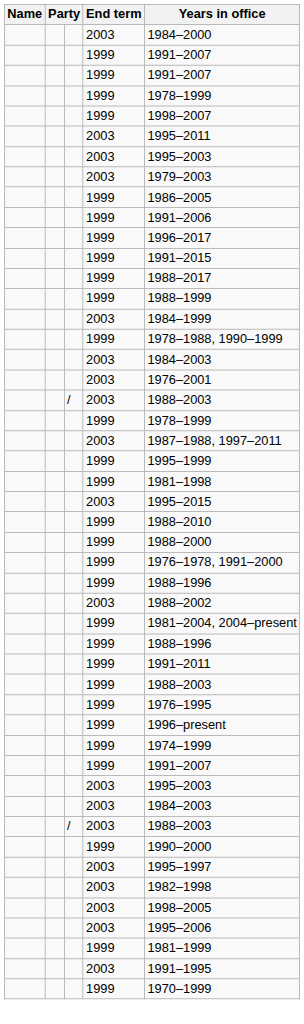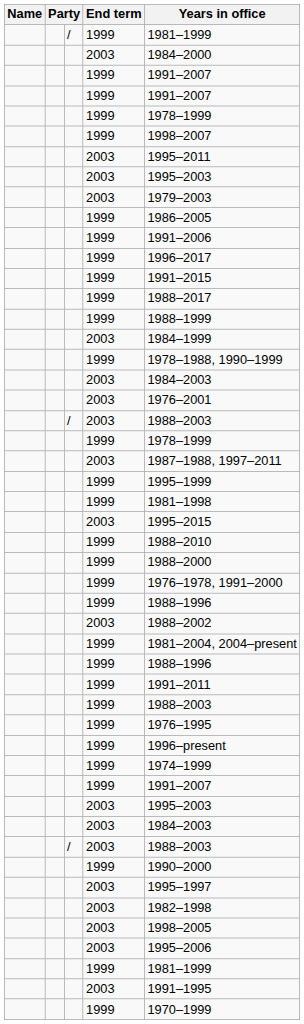+ row: (69, 34)
